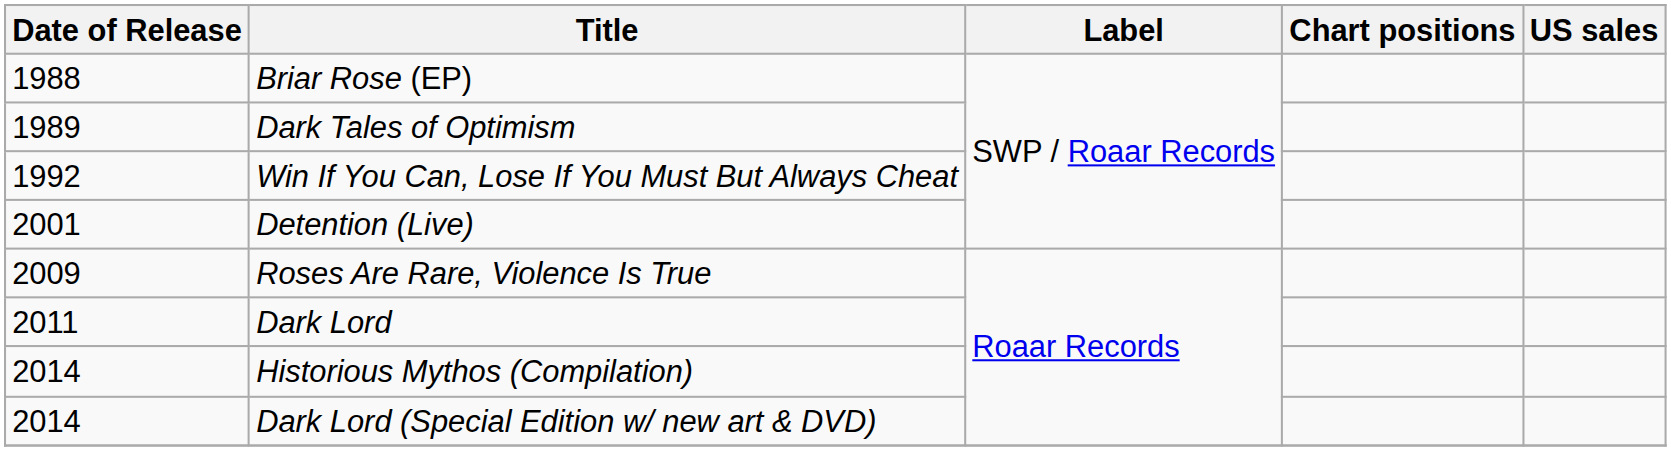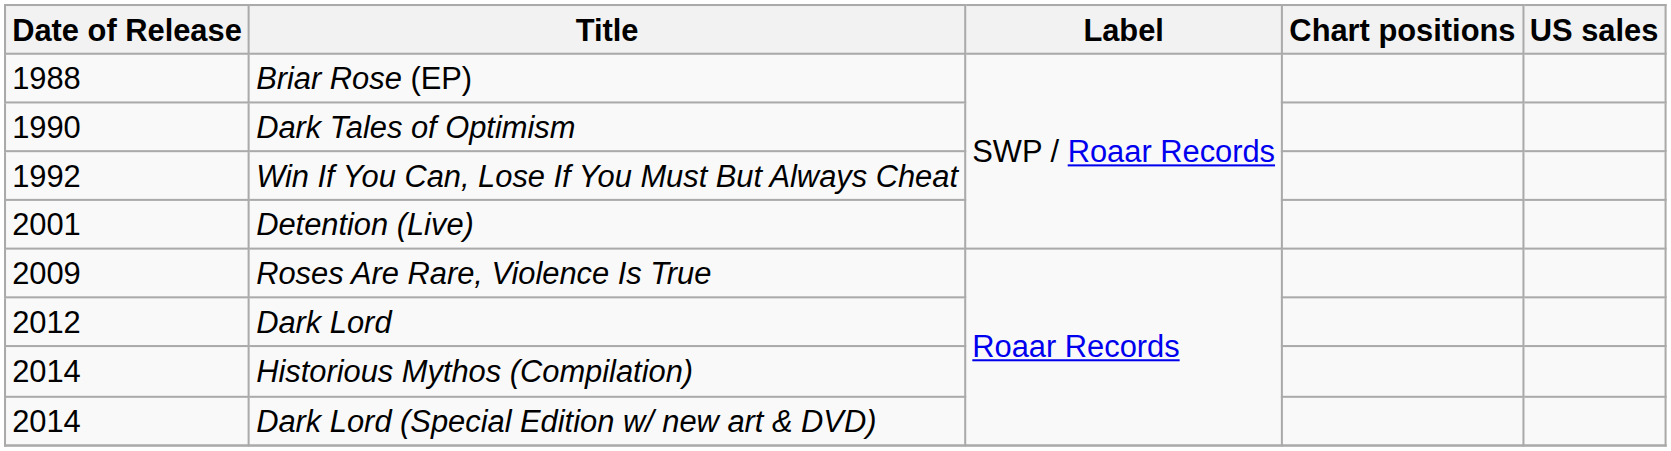(46, 127) 1989 -> (46, 127) 1990
(45, 323) 2011 -> (46, 323) 2012
